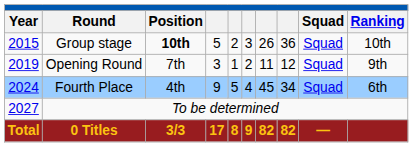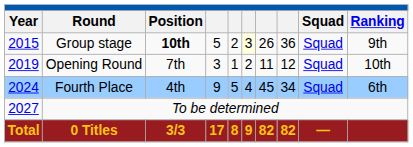(249, 43) no background -> (249, 43) lightyellow background
(378, 43) 10th -> (378, 43) 9th
(378, 65) 9th -> (378, 65) 10th
